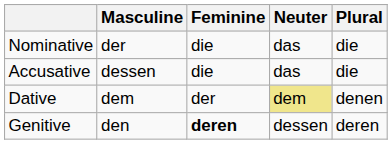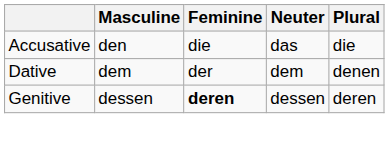- row: (51, 44)
(128, 71) dessen -> (112, 44) den
(290, 98) khaki background -> (287, 71) no background
(115, 125) den -> (126, 98) dessen
